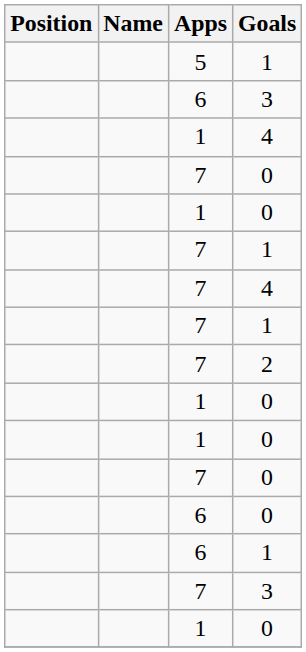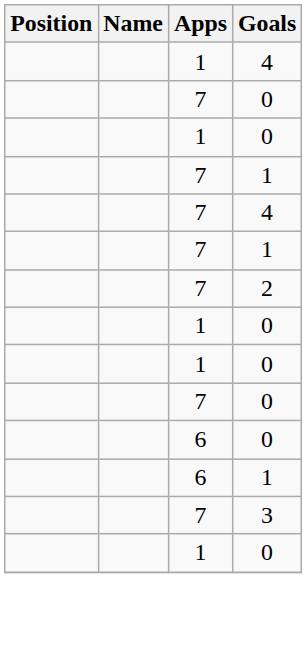- row: (200, 61)
- row: (200, 99)
